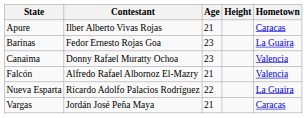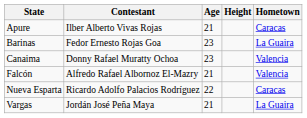(275, 90) La Guaira -> (271, 90) Caracas
(271, 105) Caracas -> (275, 105) La Guaira
